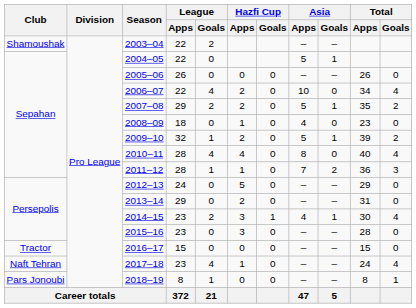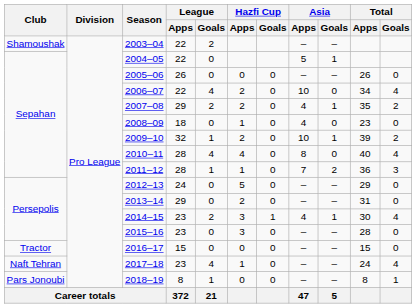(304, 106) 5 -> (304, 106) 4
(304, 138) 5 -> (304, 138) 10
